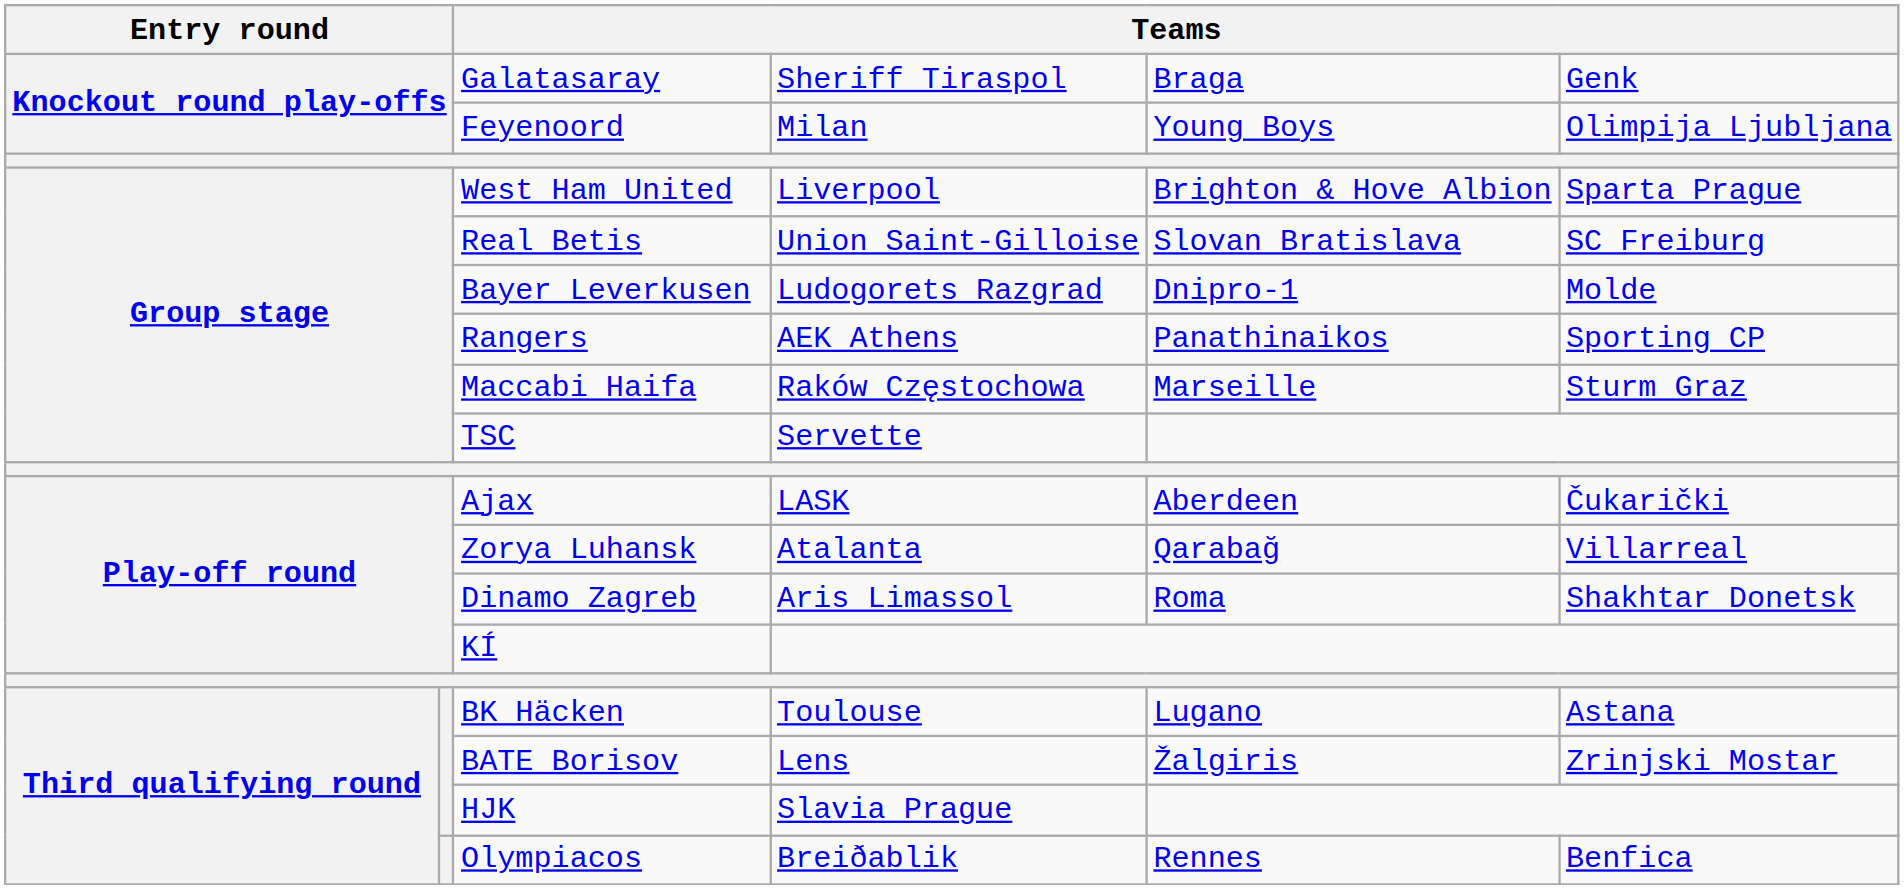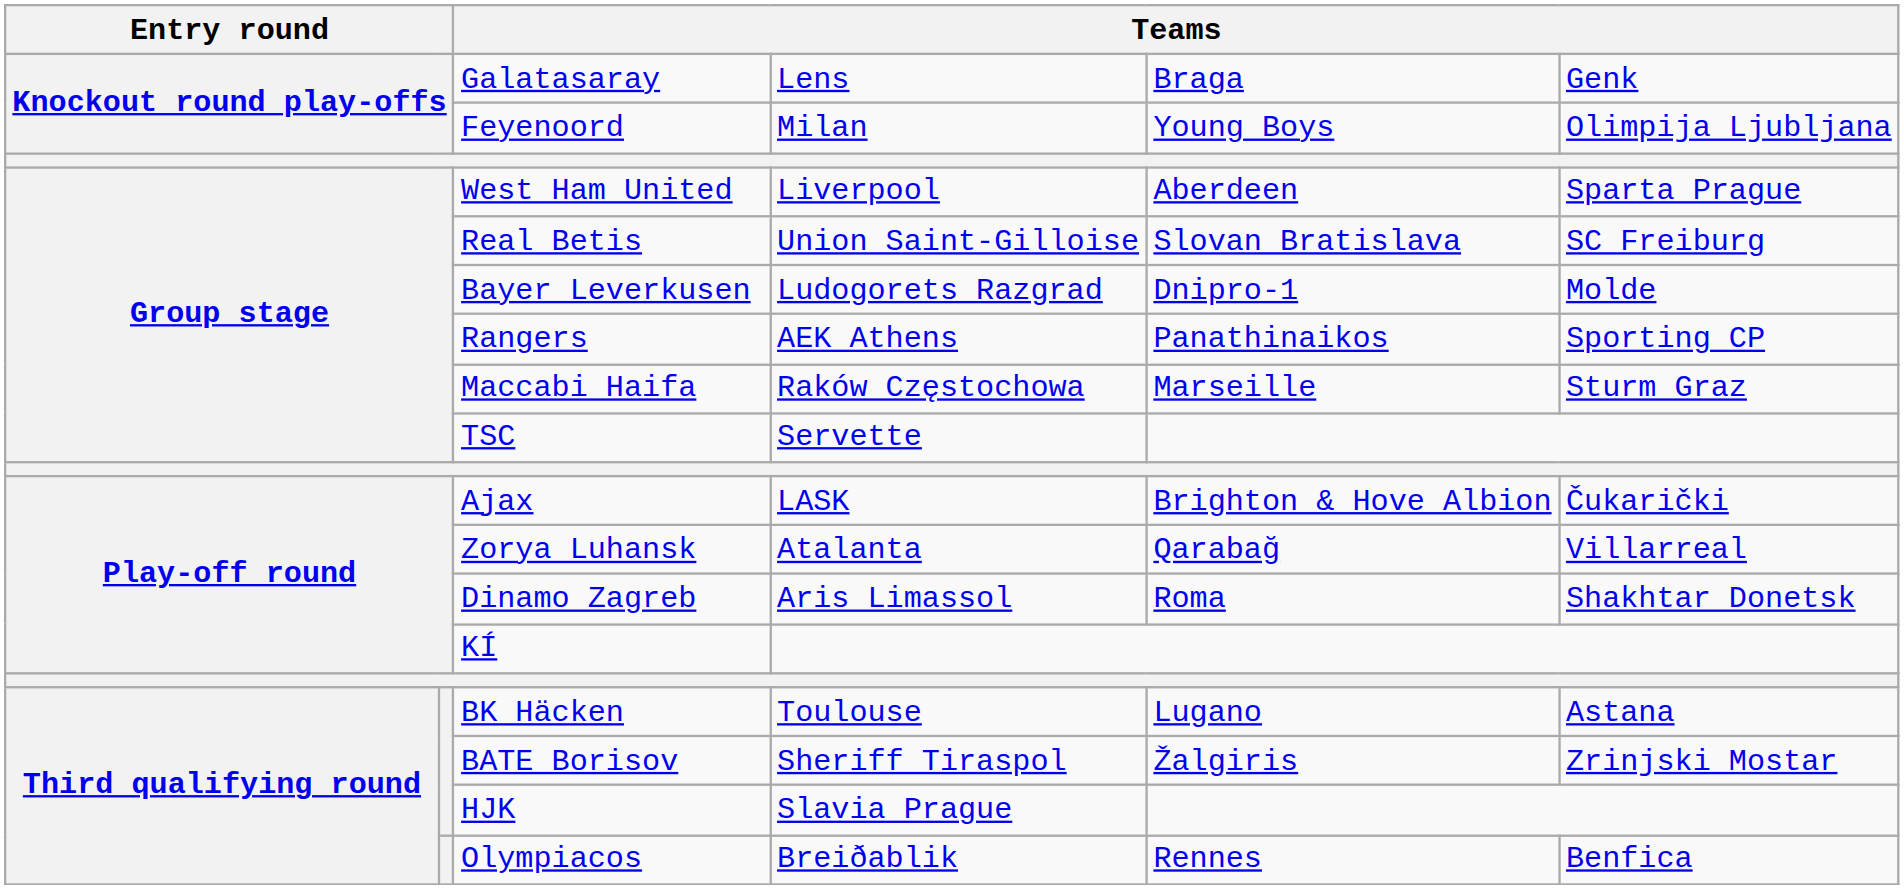(922, 79) Sheriff Tiraspol -> (813, 79) Lens
(1352, 192) Brighton & Hove Albion -> (1226, 192) Aberdeen
(1226, 501) Aberdeen -> (1352, 501) Brighton & Hove Albion
(813, 761) Lens -> (922, 761) Sheriff Tiraspol
